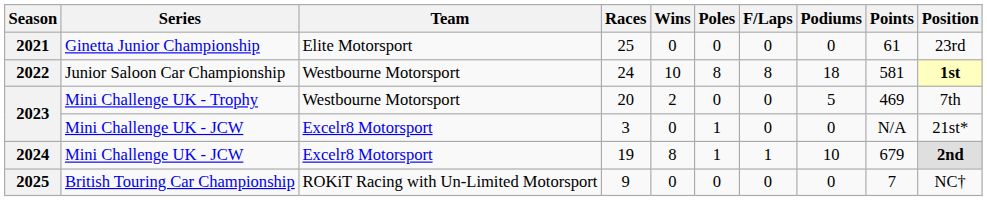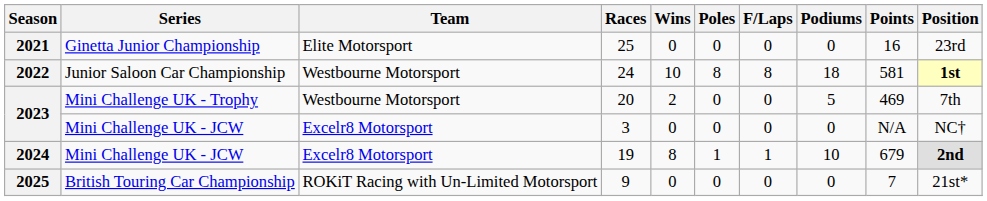(892, 45) 61 -> (892, 45) 16
(717, 127) 1 -> (717, 127) 0
(950, 127) 21st* -> (950, 127) NC†
(950, 182) NC† -> (950, 182) 21st*
